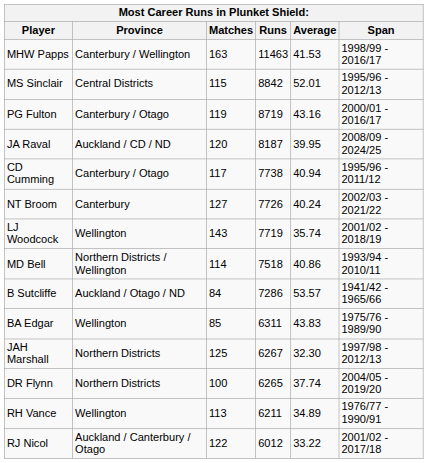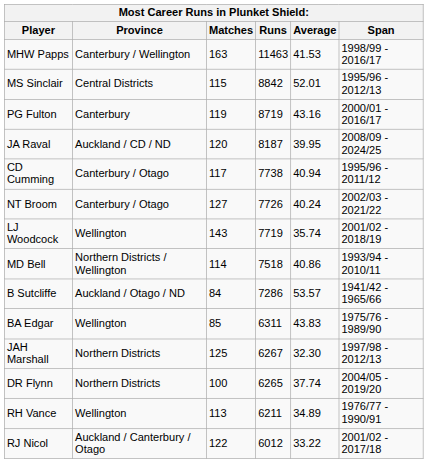(122, 114) Canterbury / Otago -> (102, 114) Canterbury
(102, 204) Canterbury -> (122, 204) Canterbury / Otago
